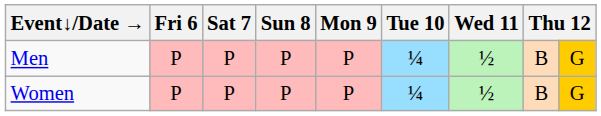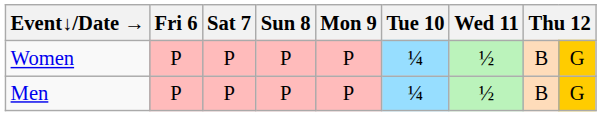rows swapped: (29, 58) <-> (42, 93)
